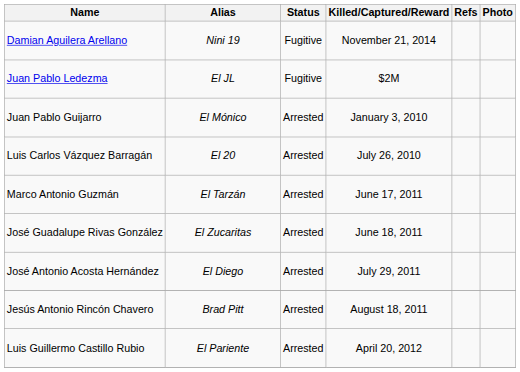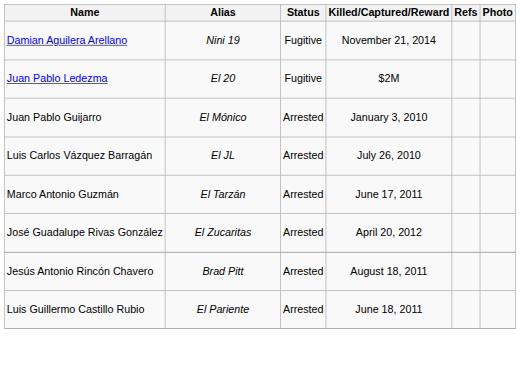(223, 79) El JL -> (223, 79) El 20
(223, 156) El 20 -> (223, 156) El JL
(389, 232) June 18, 2011 -> (389, 232) April 20, 2012
- row: (83, 271)
(389, 348) April 20, 2012 -> (389, 309) June 18, 2011
